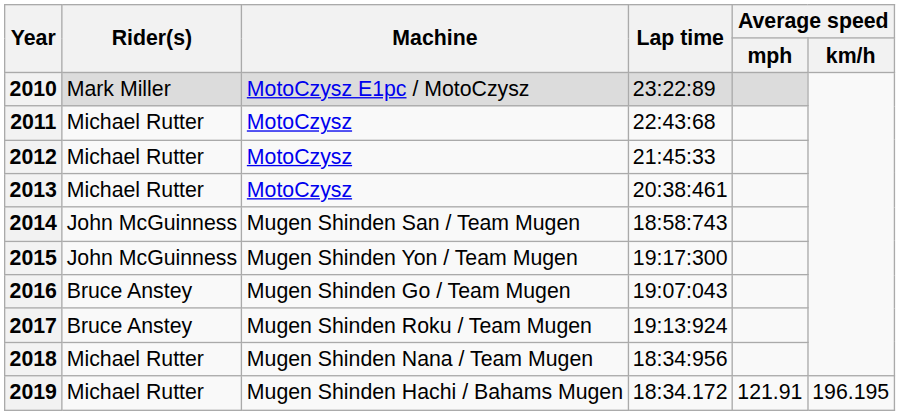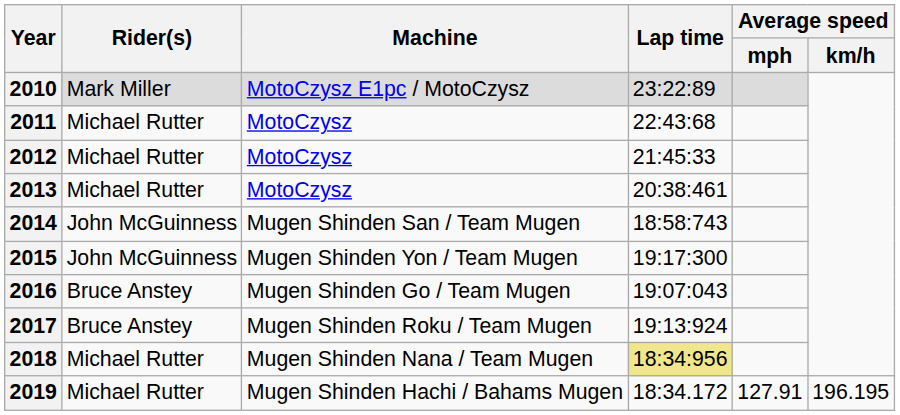(680, 358) no background -> (680, 358) khaki background
(770, 392) 121.91 -> (770, 392) 127.91
